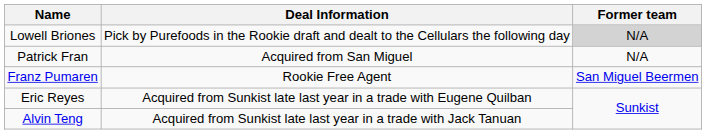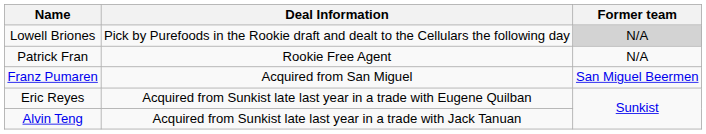(337, 56) Acquired from San Miguel -> (337, 56) Rookie Free Agent
(337, 77) Rookie Free Agent -> (337, 77) Acquired from San Miguel
